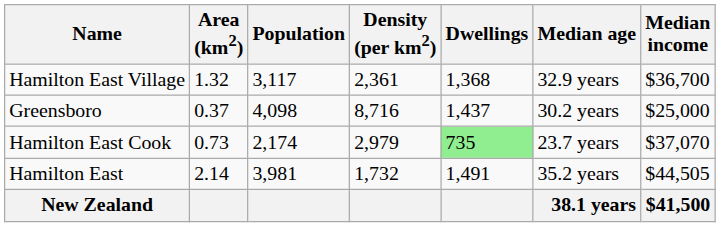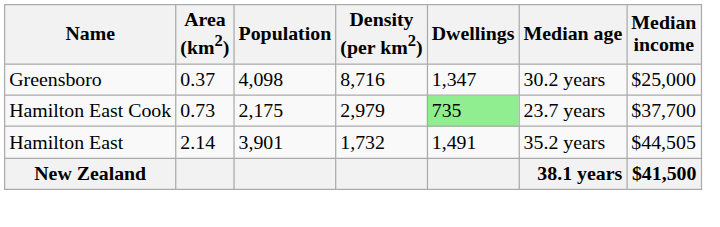- row: (97, 79)
(468, 110) 1,437 -> (454, 79) 1,347
(275, 142) 2,174 -> (261, 110) 2,175
(677, 142) $37,070 -> (664, 110) $37,700
(275, 173) 3,981 -> (261, 142) 3,901
